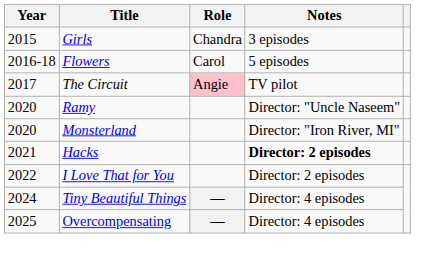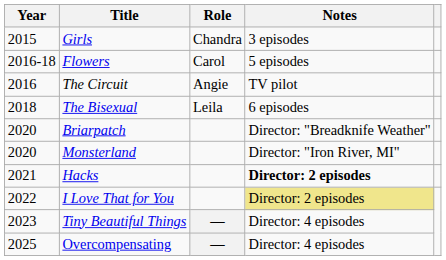(22, 84) 2017 -> (22, 84) 2016
(211, 84) pink background -> (211, 84) no background
+ row: (100, 107)
+ row: (94, 130)
- row: (79, 107)
(306, 175) no background -> (306, 198) khaki background
(22, 198) 2024 -> (22, 221) 2023
